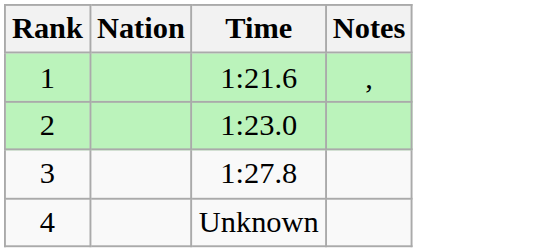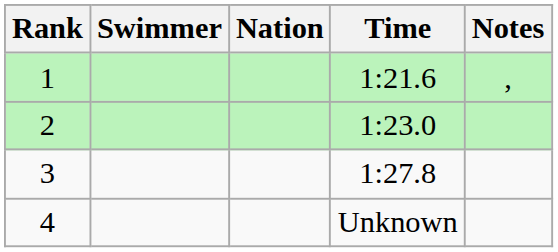+ column: (159, 28)
